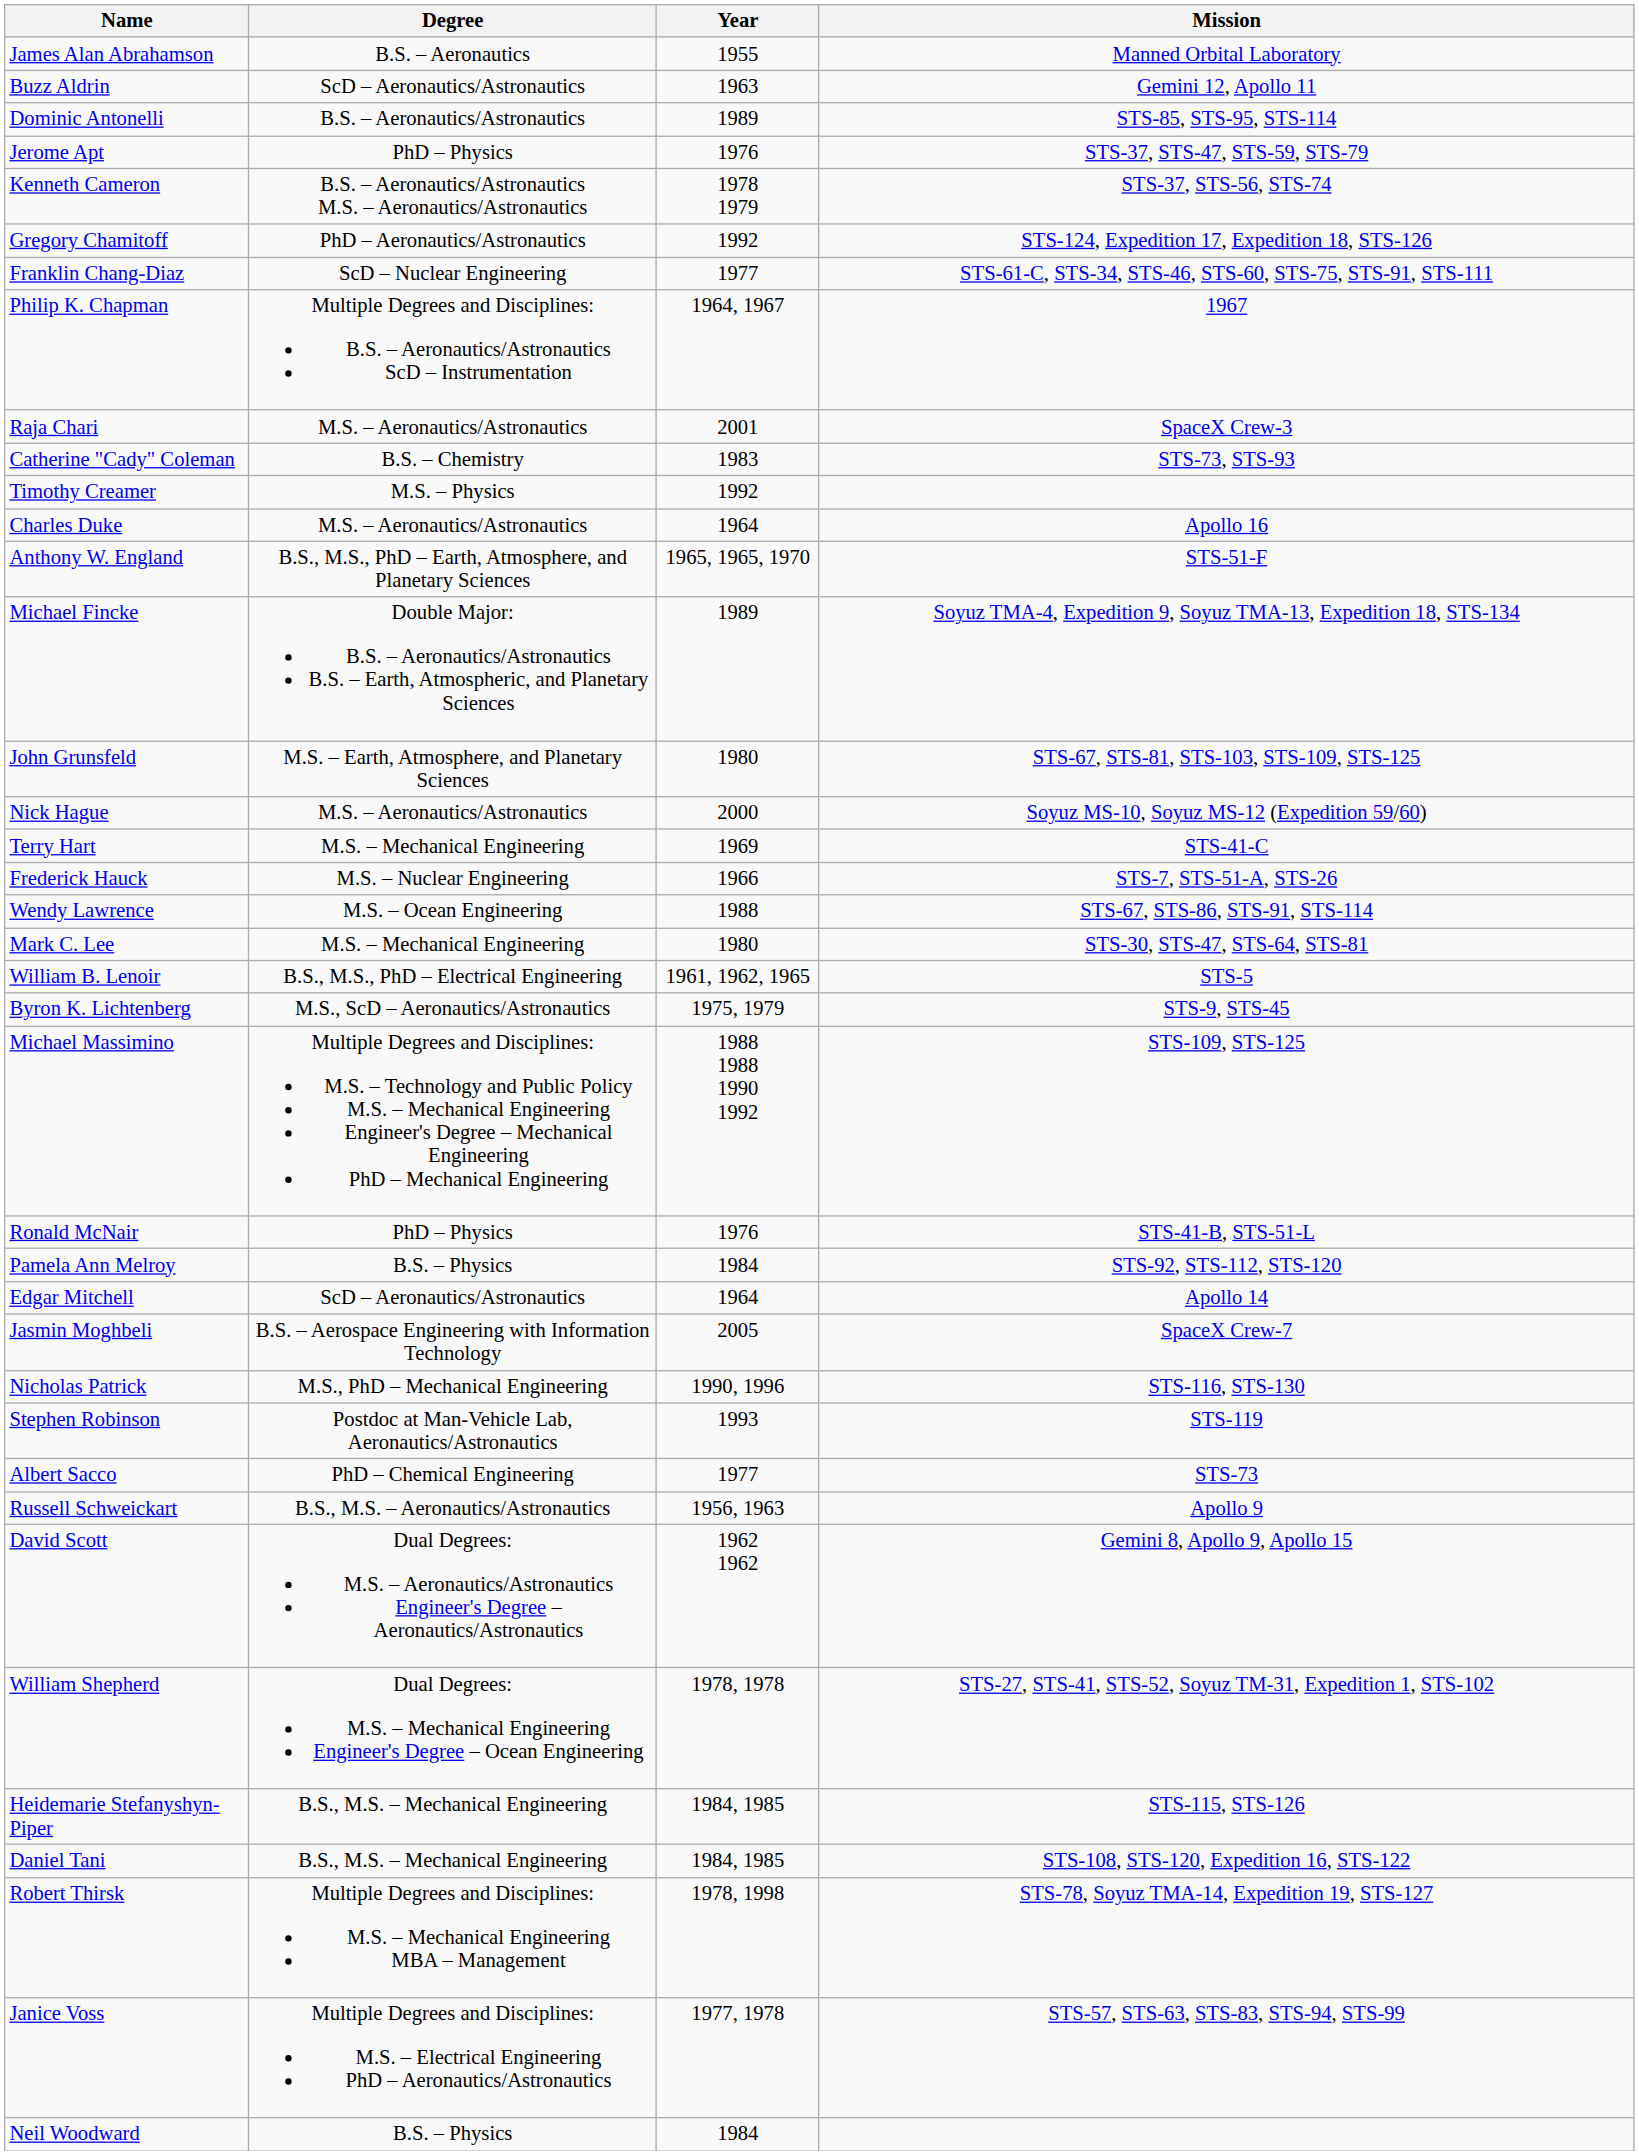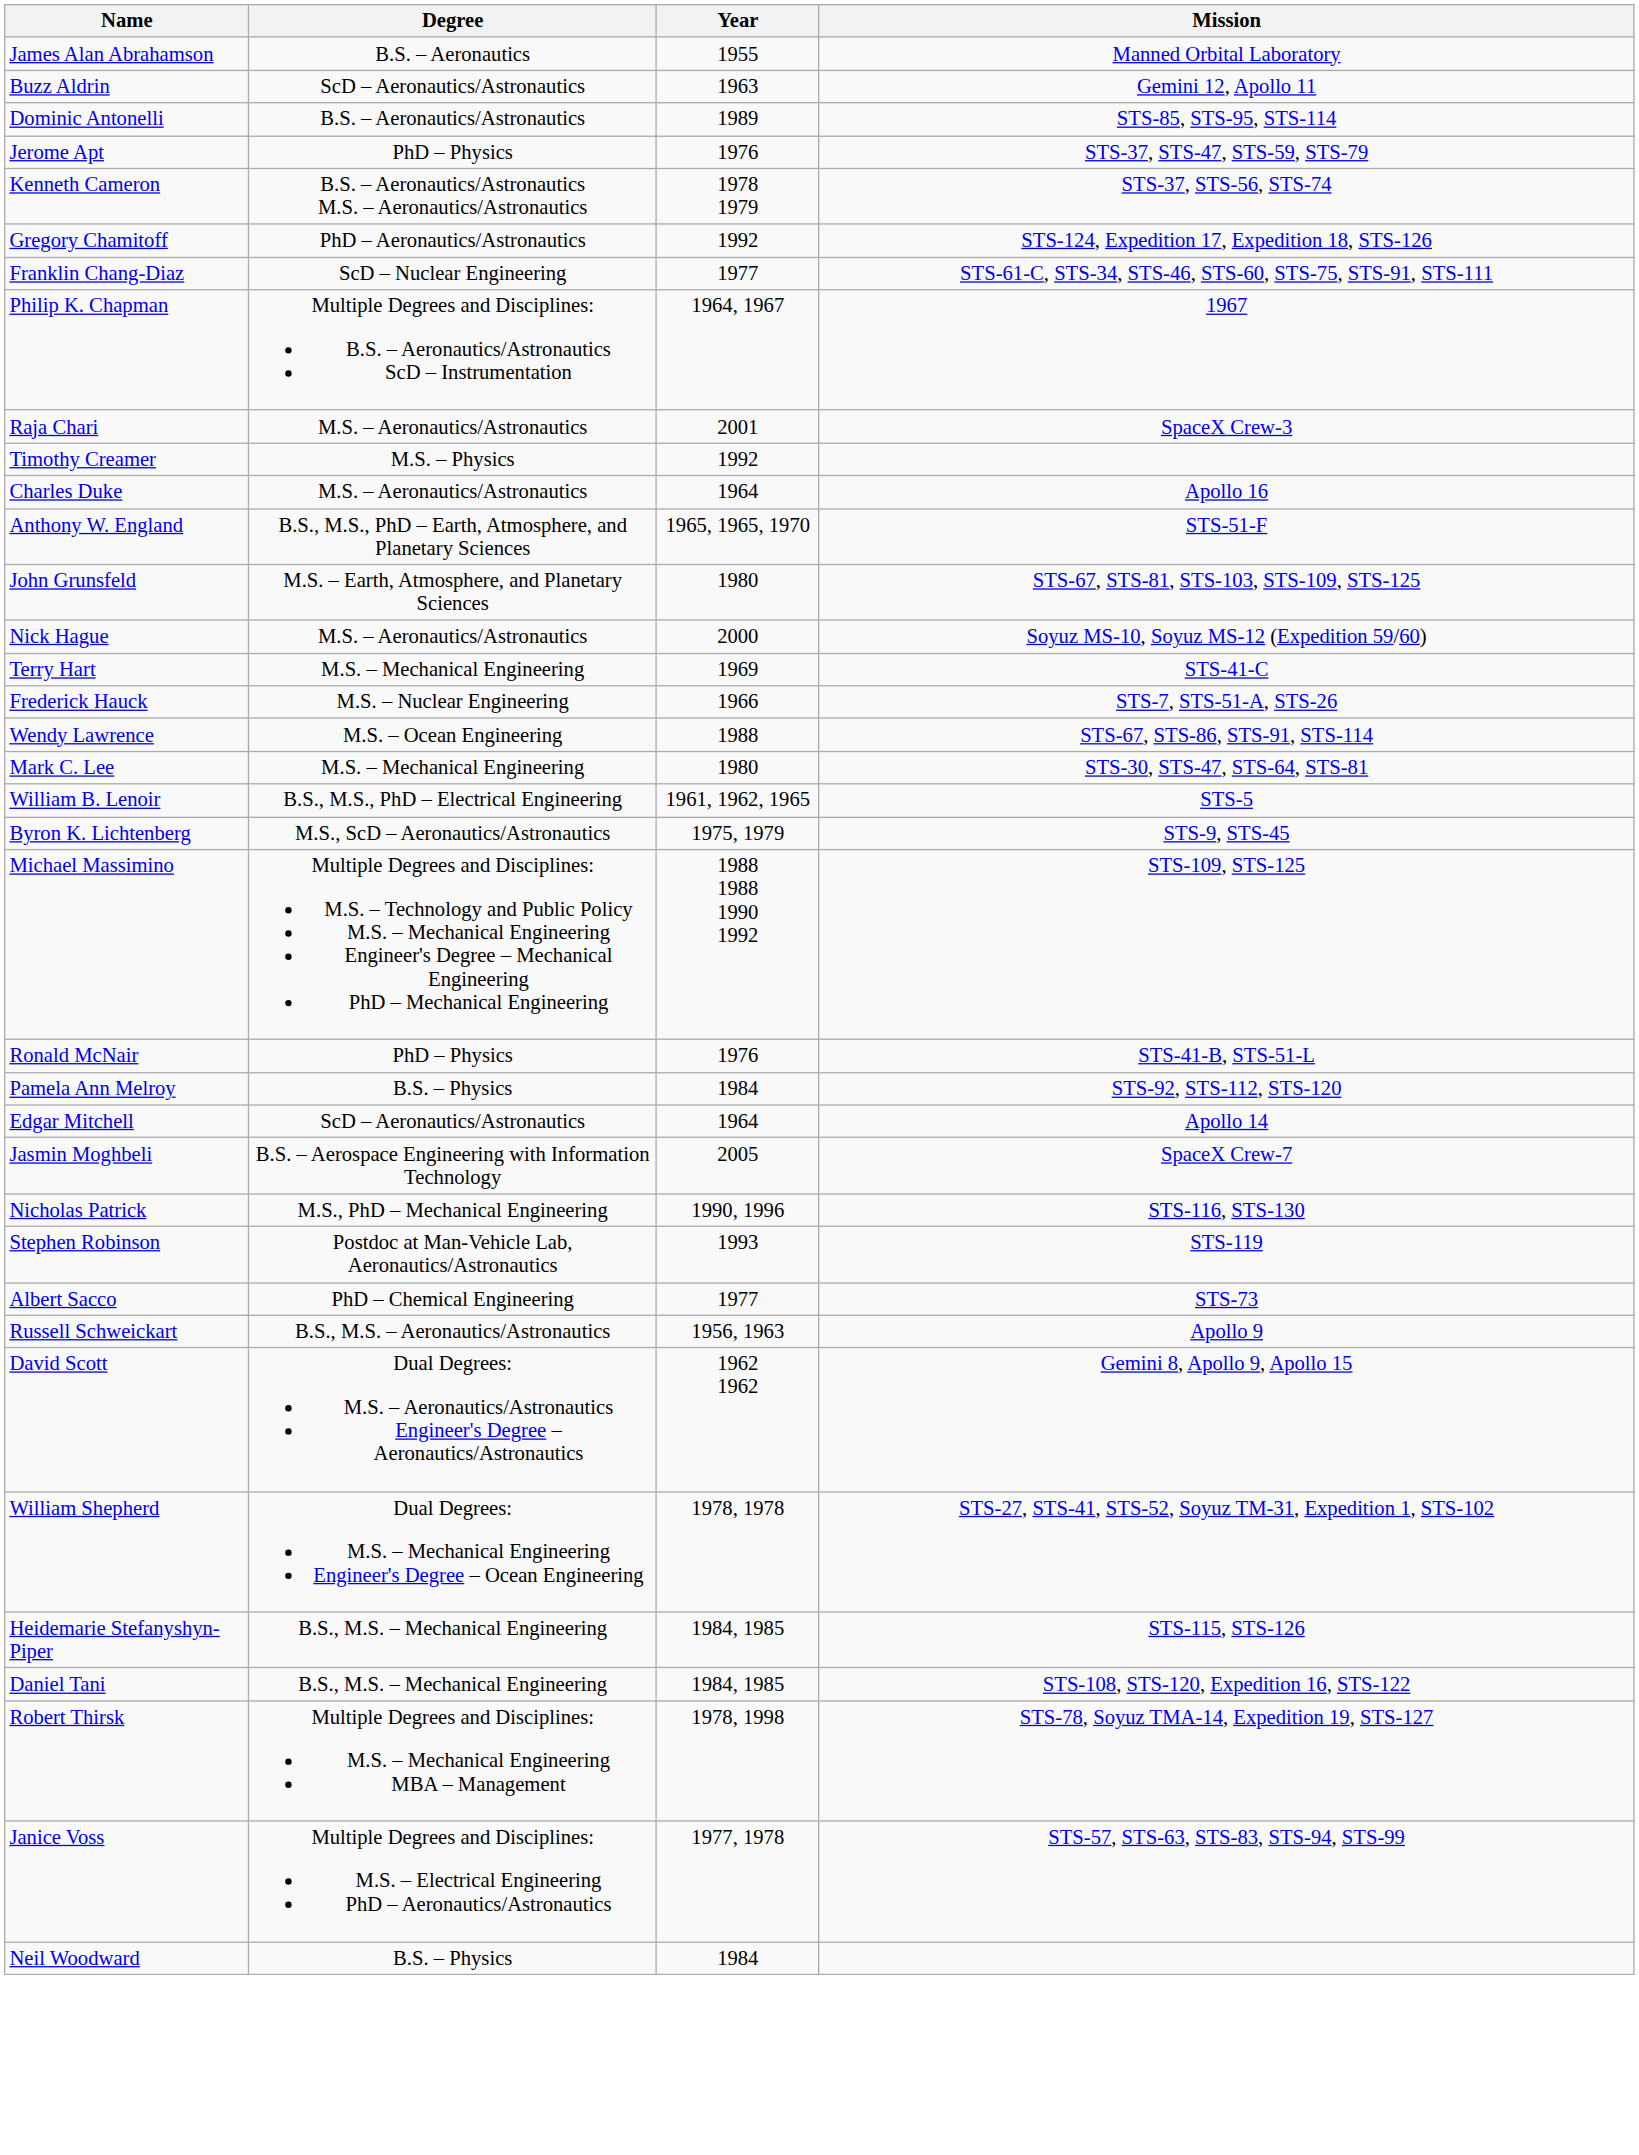- row: (122, 459)
- row: (74, 613)
